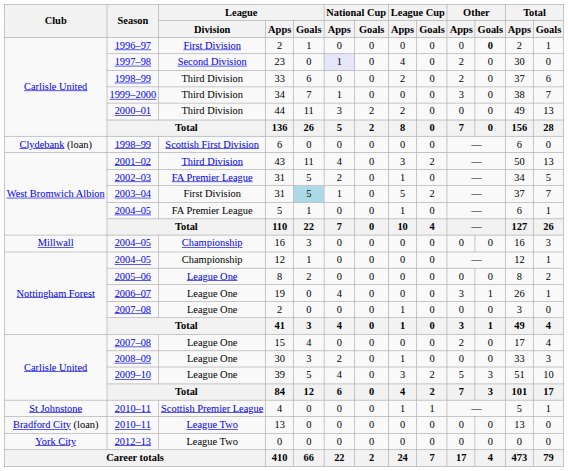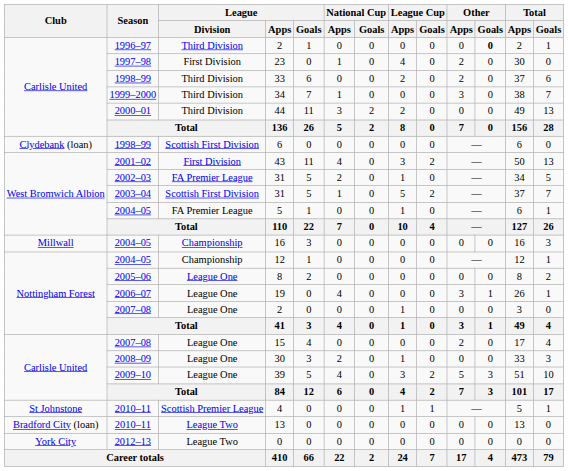(212, 45) First Division -> (212, 45) Third Division
(212, 62) Second Division -> (212, 62) First Division
(339, 62) lavender background -> (339, 62) no background
(212, 161) Third Division -> (212, 161) First Division
(212, 194) First Division -> (212, 194) Scottish First Division
(309, 194) lightblue background -> (309, 194) no background
